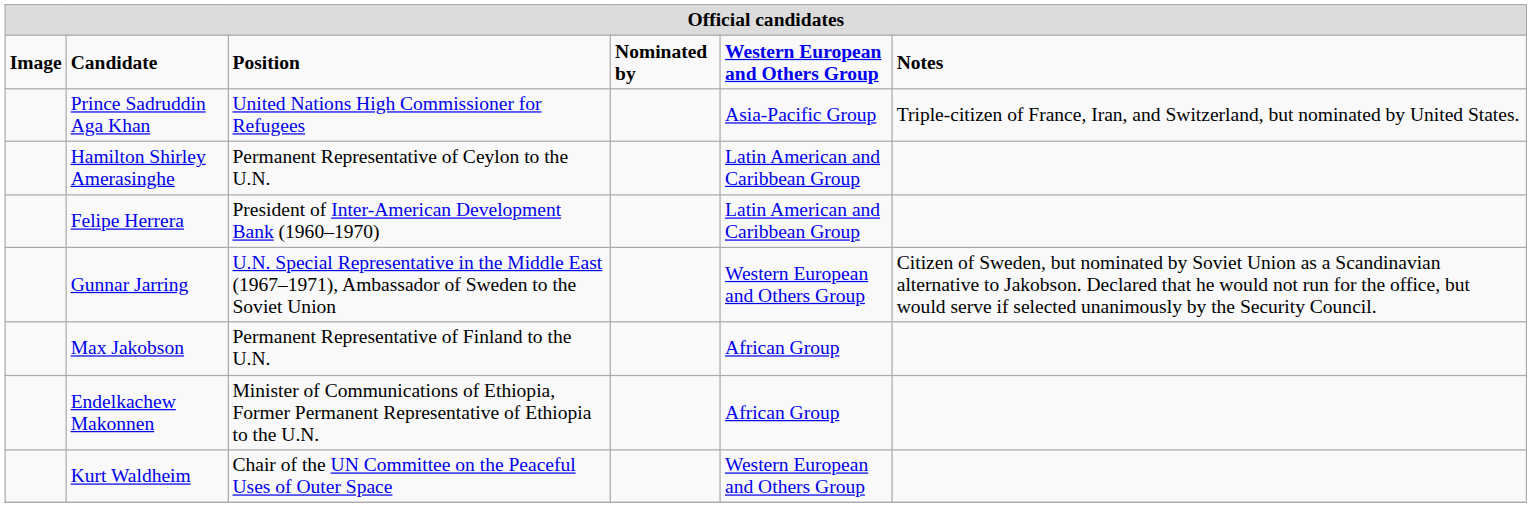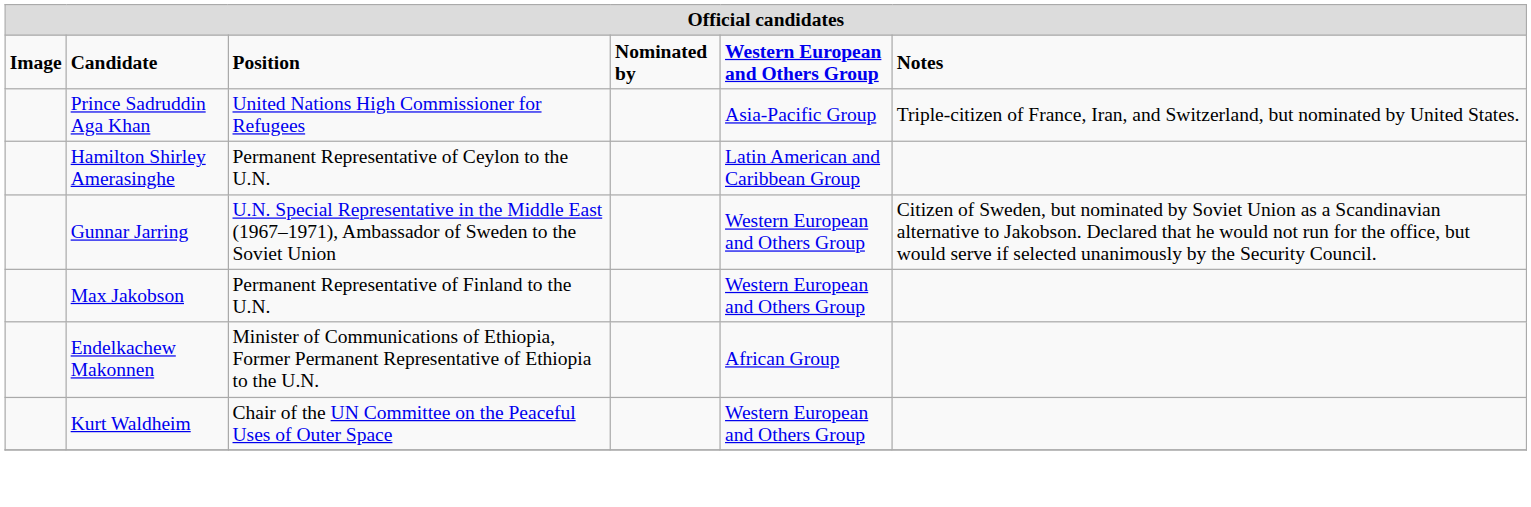- row: (127, 220)
(782, 348) African Group -> (797, 295) Western European and Others Group
